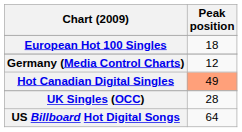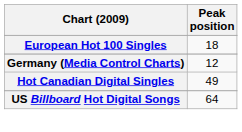(212, 81) lightsalmon background -> (212, 81) no background
- row: (96, 99)
